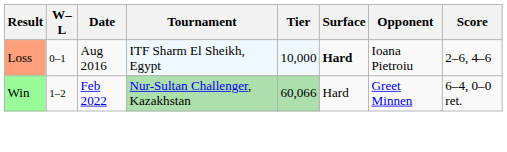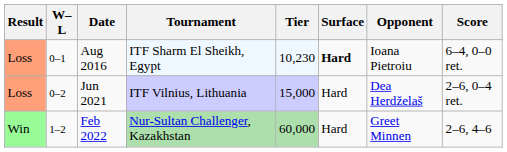(298, 57) 10,000 -> (297, 57) 10,230
(468, 57) 2–6, 4–6 -> (469, 57) 6–4, 0–0 ret.
+ row: (94, 93)
(298, 93) 60,066 -> (297, 128) 60,000
(468, 93) 6–4, 0–0 ret. -> (469, 128) 2–6, 4–6
